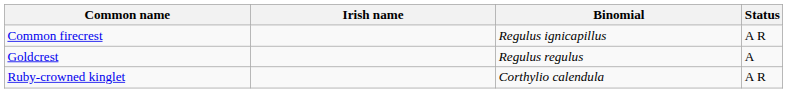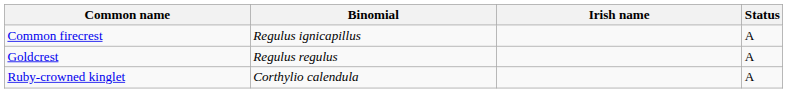columns swapped: (619, 14) <-> (373, 14)
(755, 35) A R -> (750, 35) A
(755, 77) A R -> (750, 77) A
